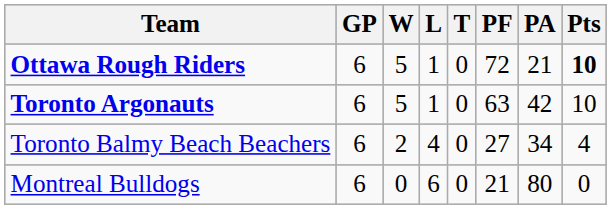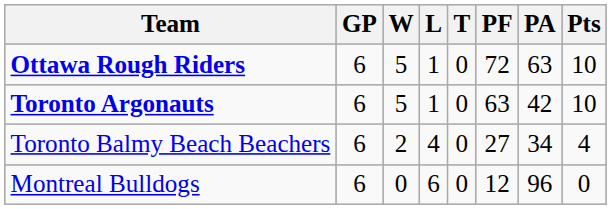(540, 64) 21 -> (540, 64) 63
(584, 64) bold -> (584, 64) normal
(497, 183) 21 -> (497, 183) 12
(540, 183) 80 -> (540, 183) 96
